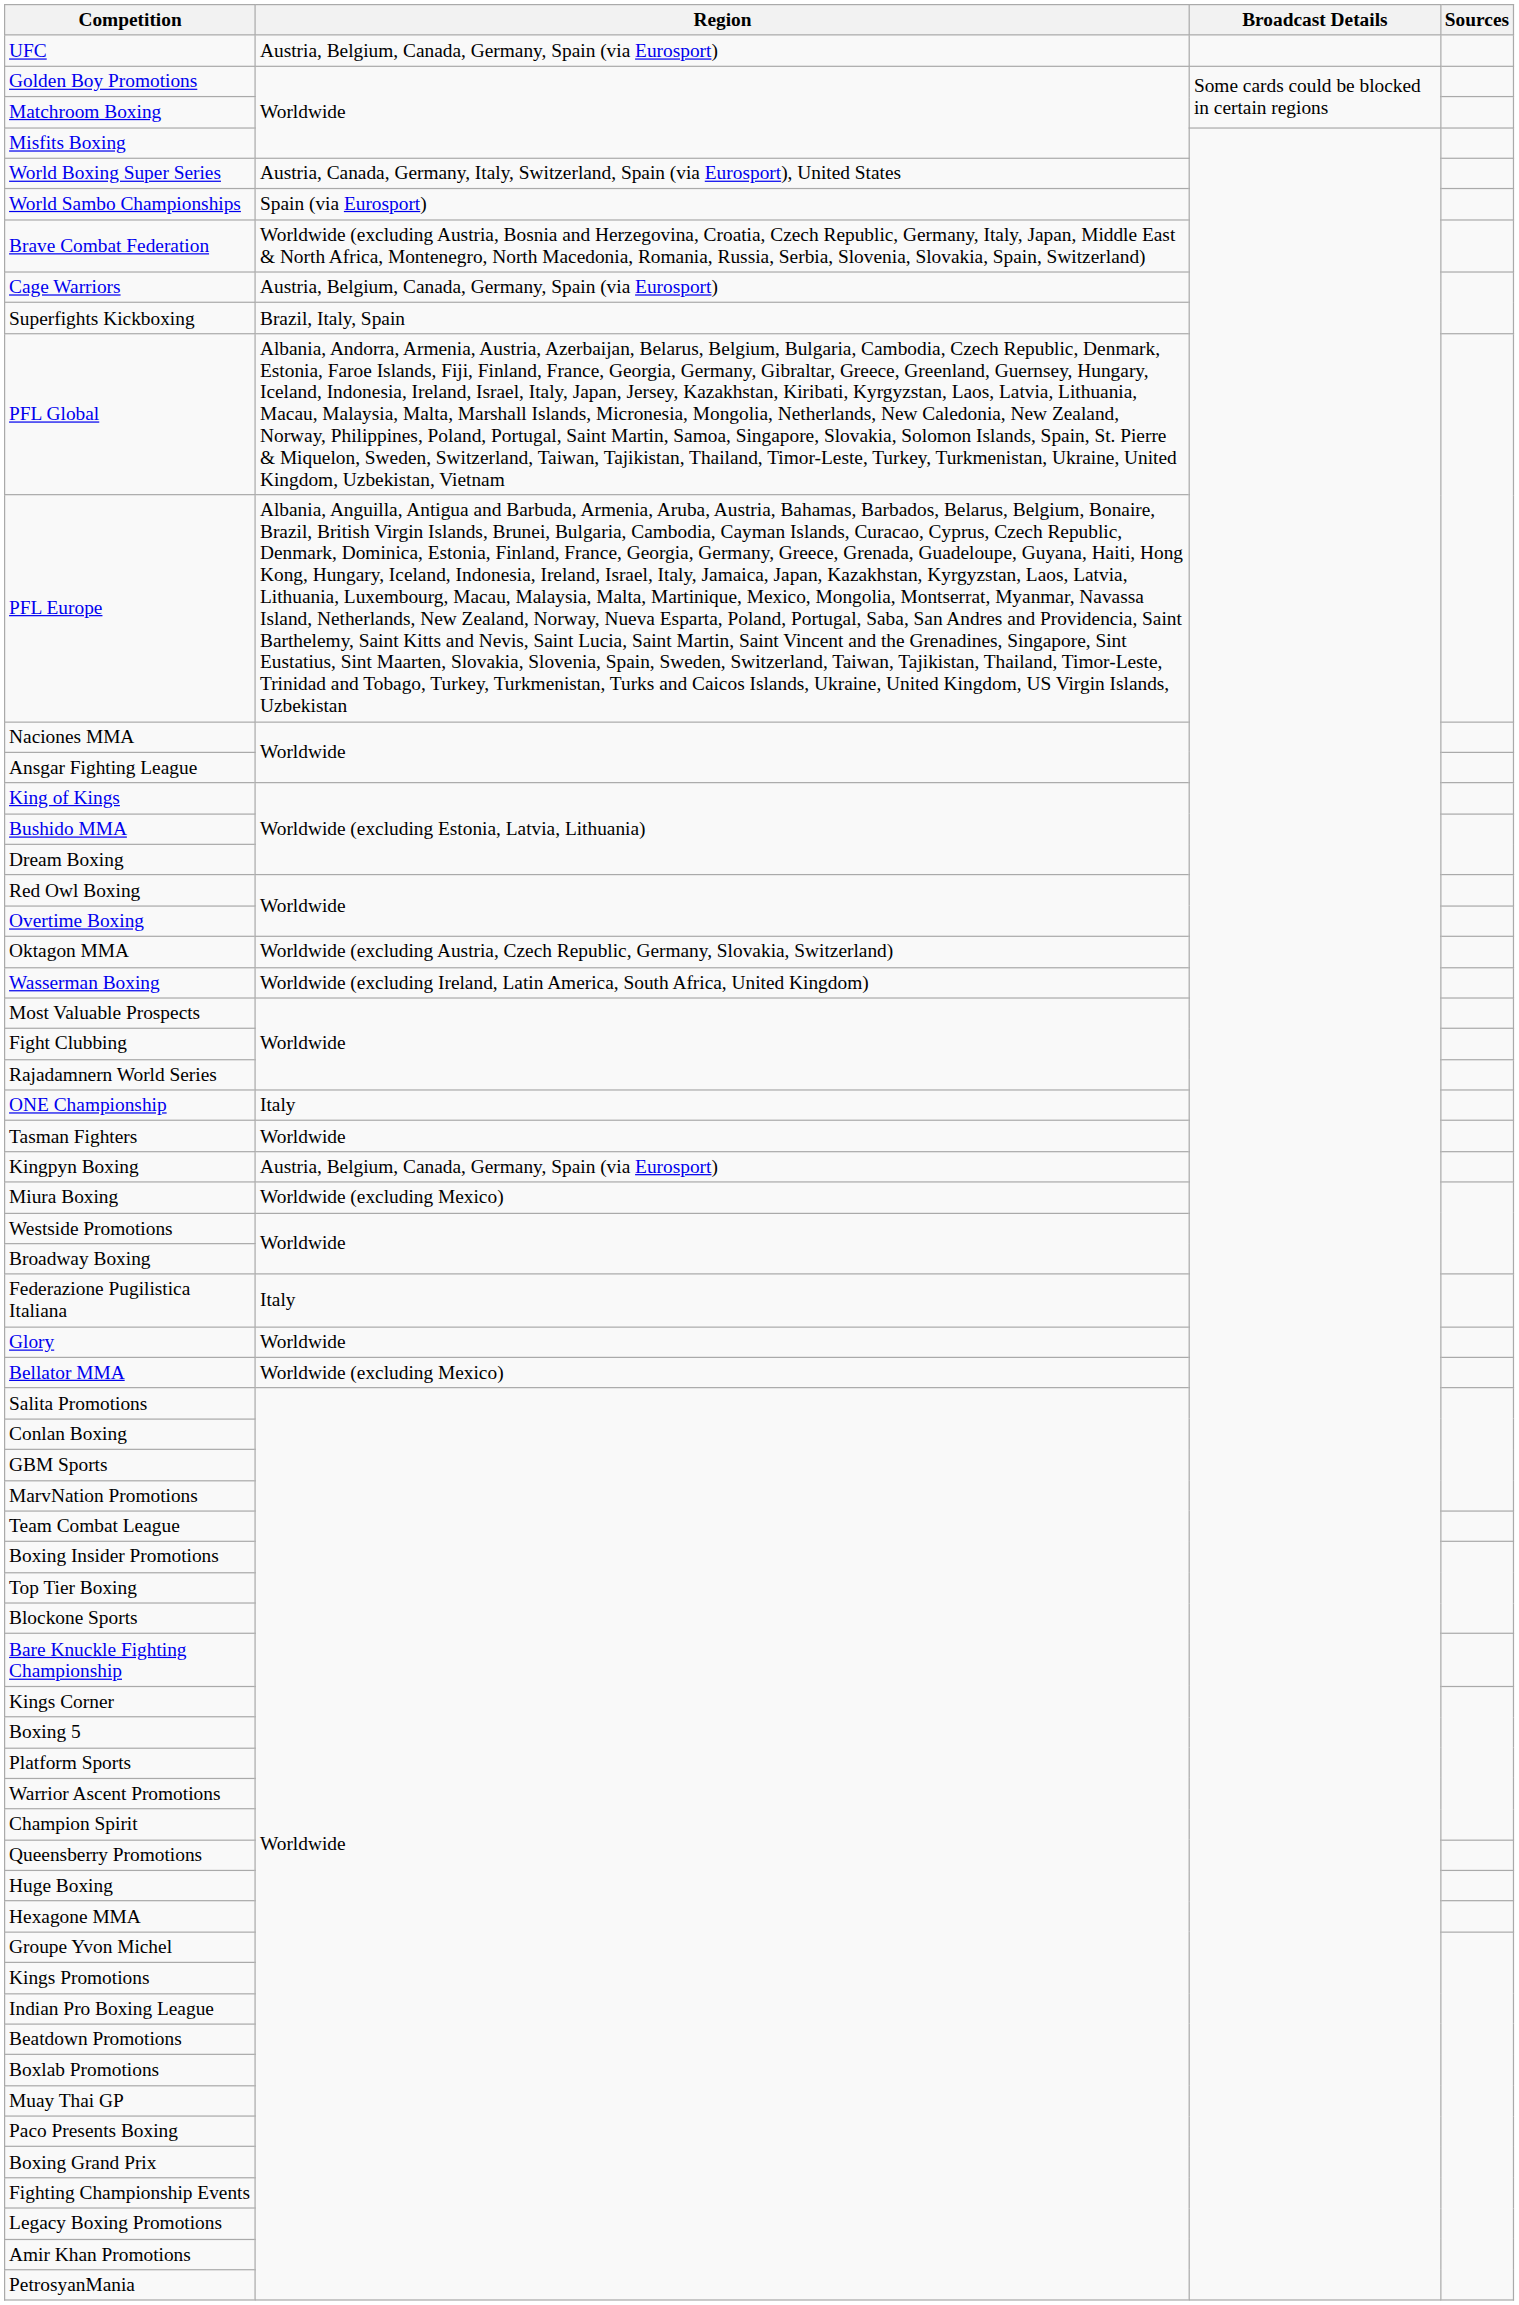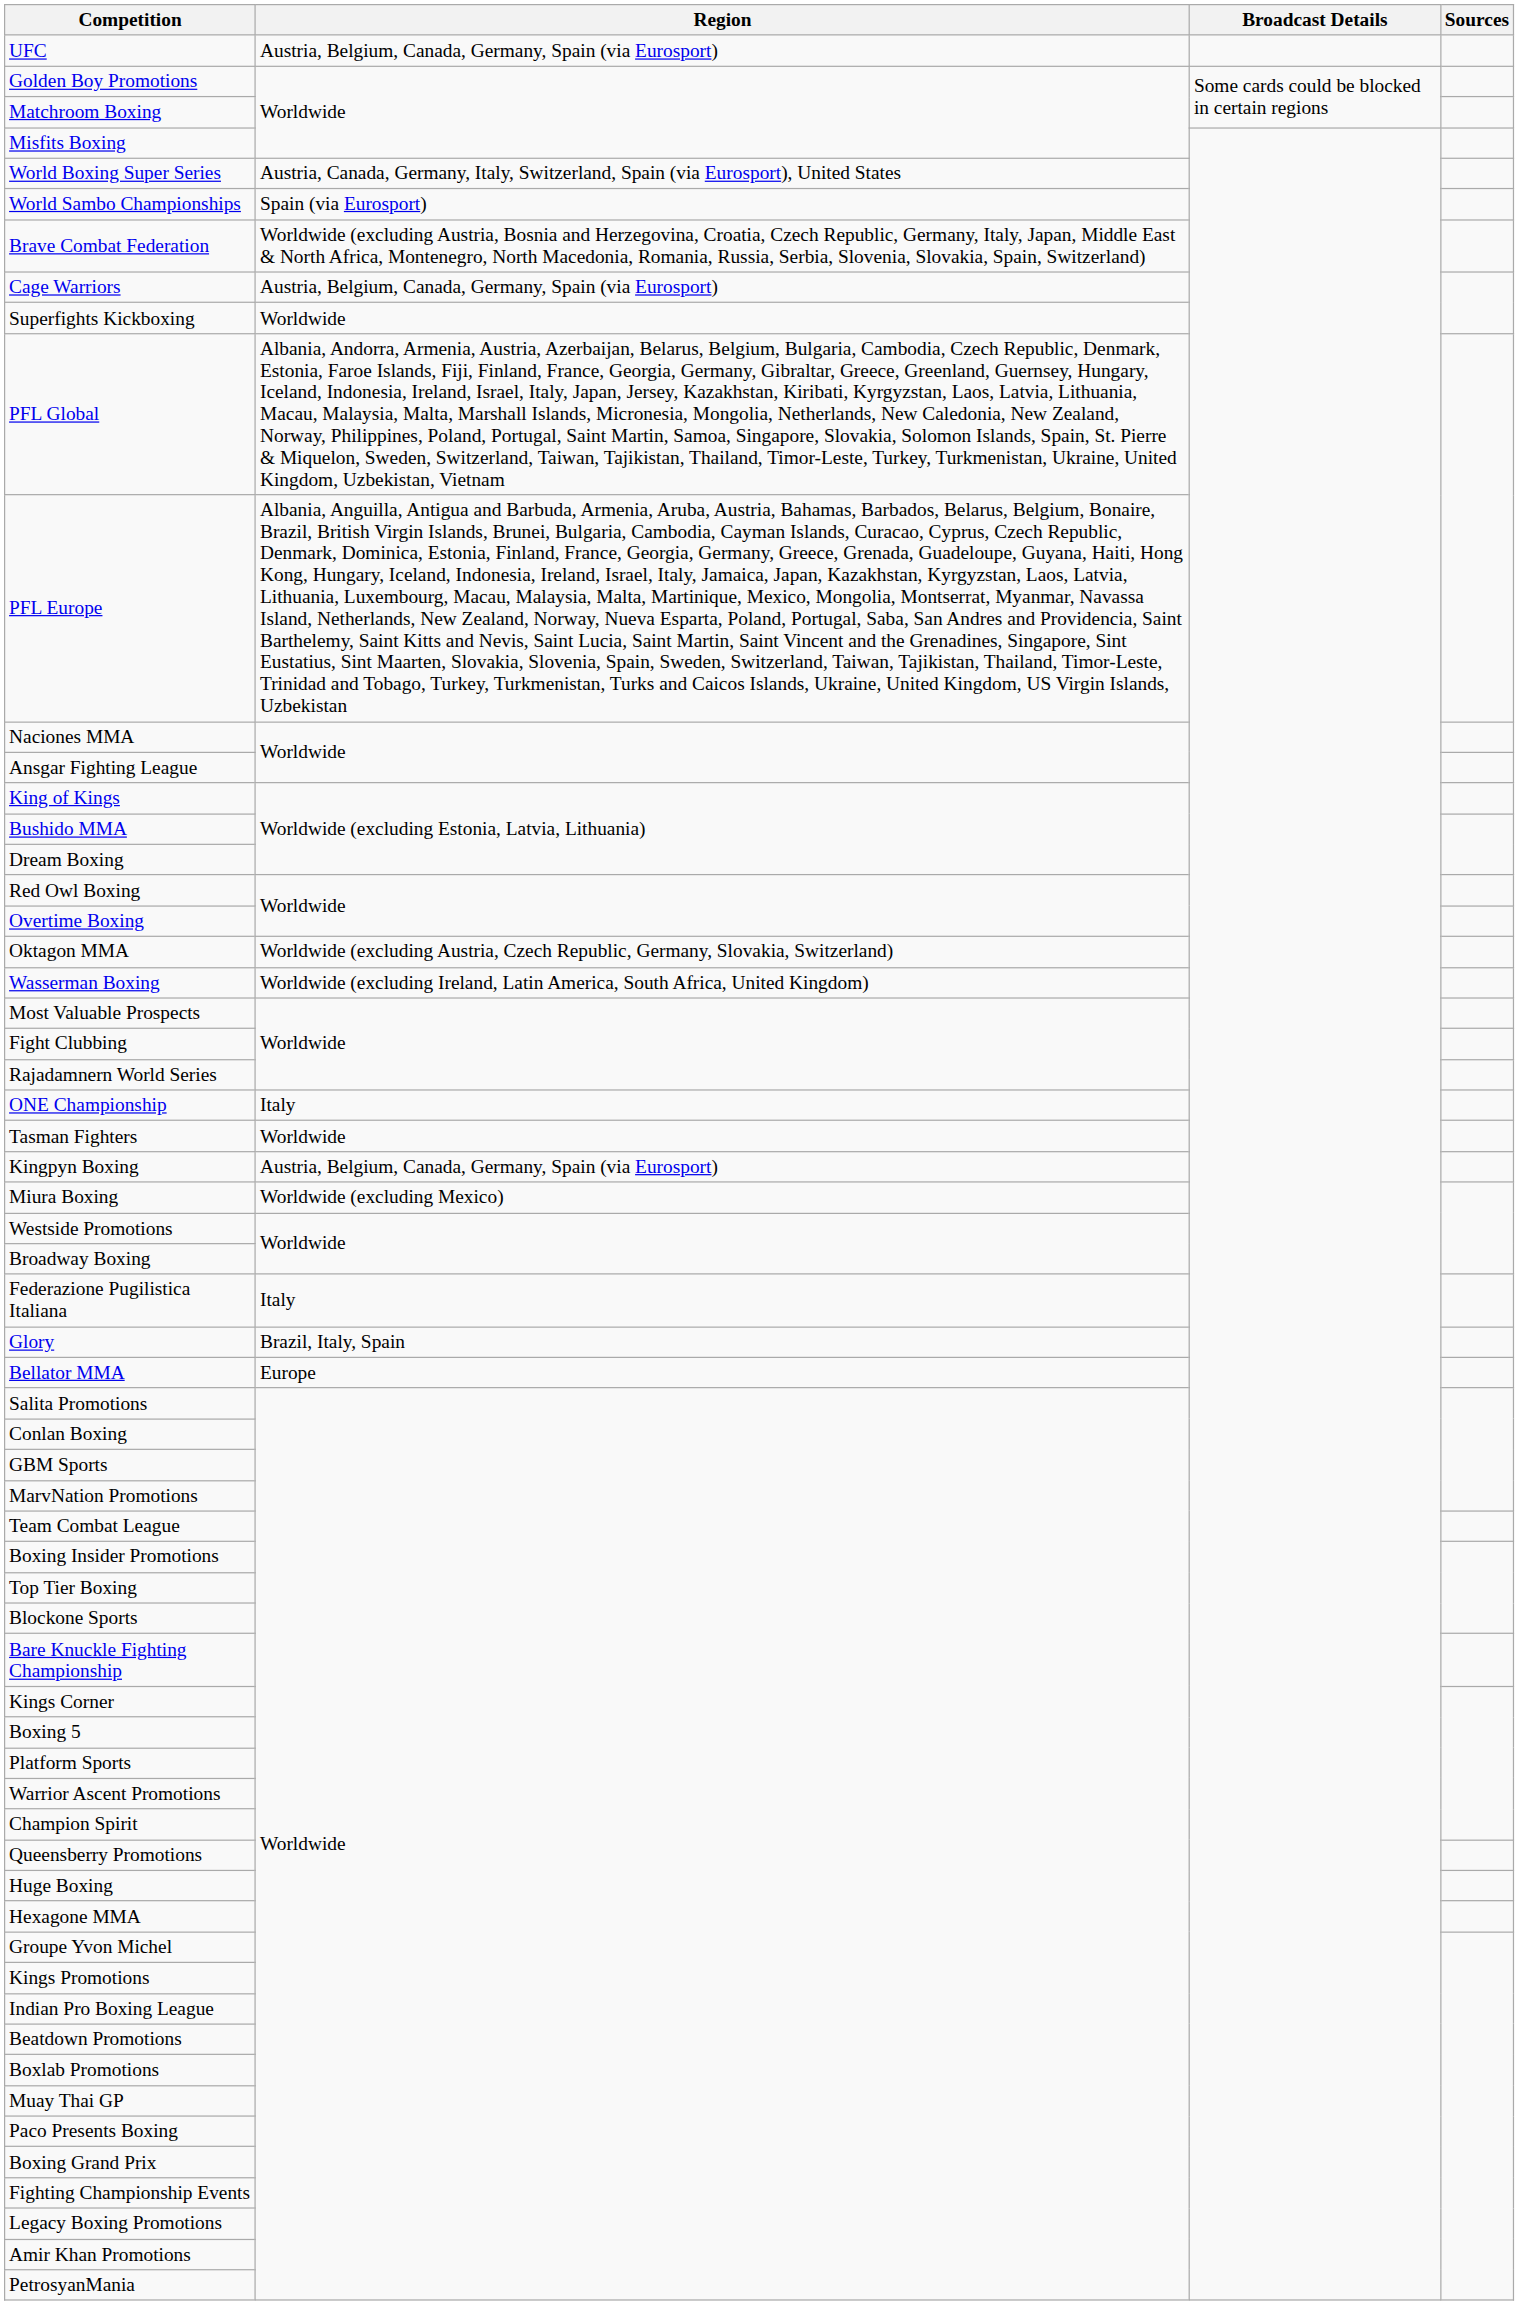(332, 317) Brazil, Italy, Spain -> (303, 317) Worldwide
(303, 1341) Worldwide -> (332, 1341) Brazil, Italy, Spain
(382, 1372) Worldwide (excluding Mexico) -> (288, 1372) Europe
